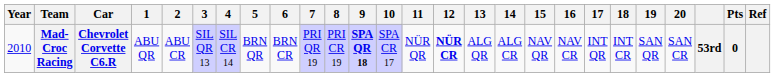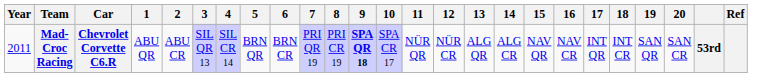- column: (735, 14)
(19, 48) 2010 -> (19, 48) 2011
(449, 48) bold -> (449, 48) normal
